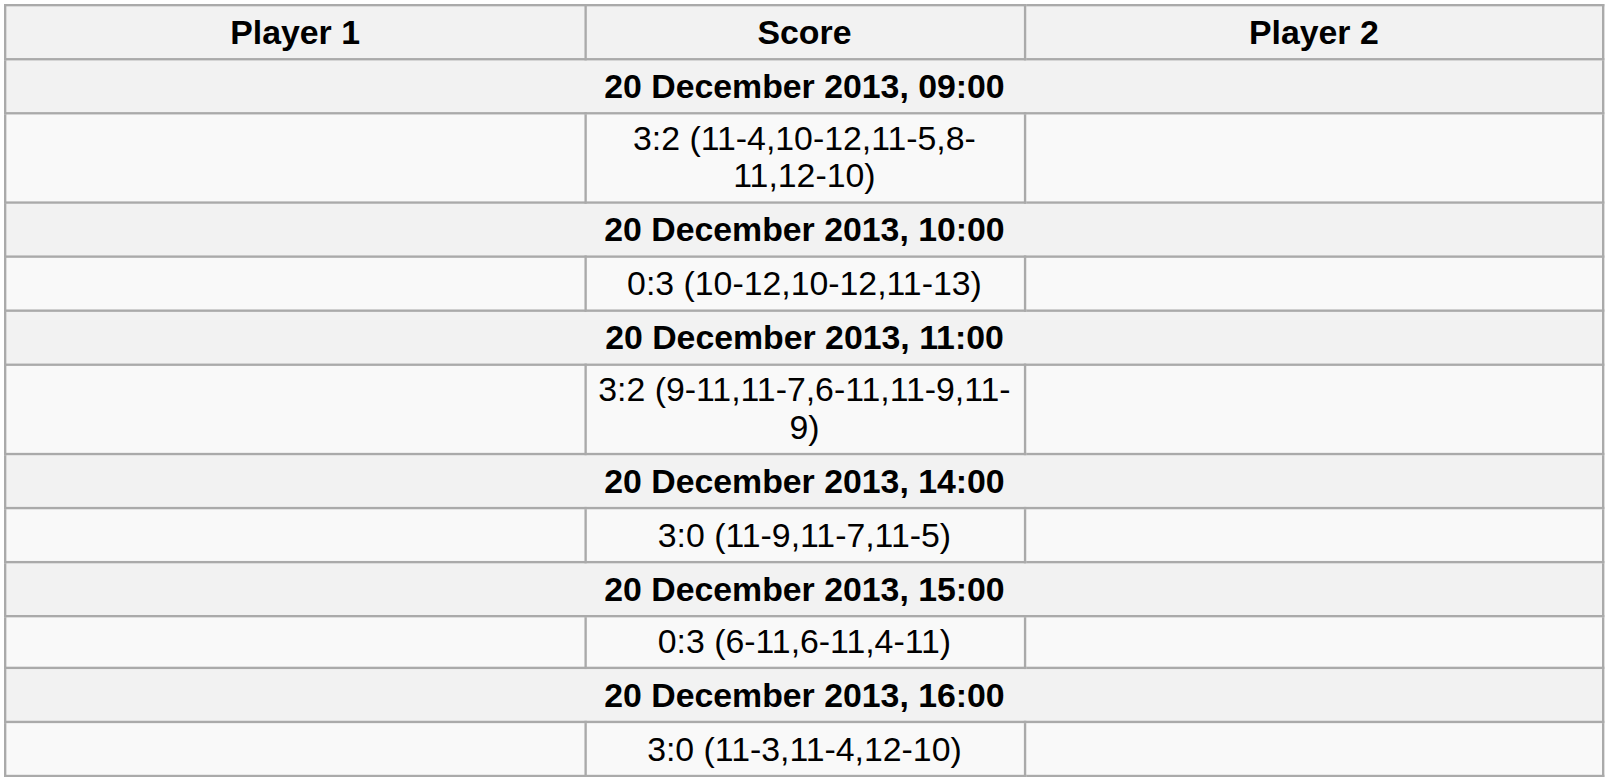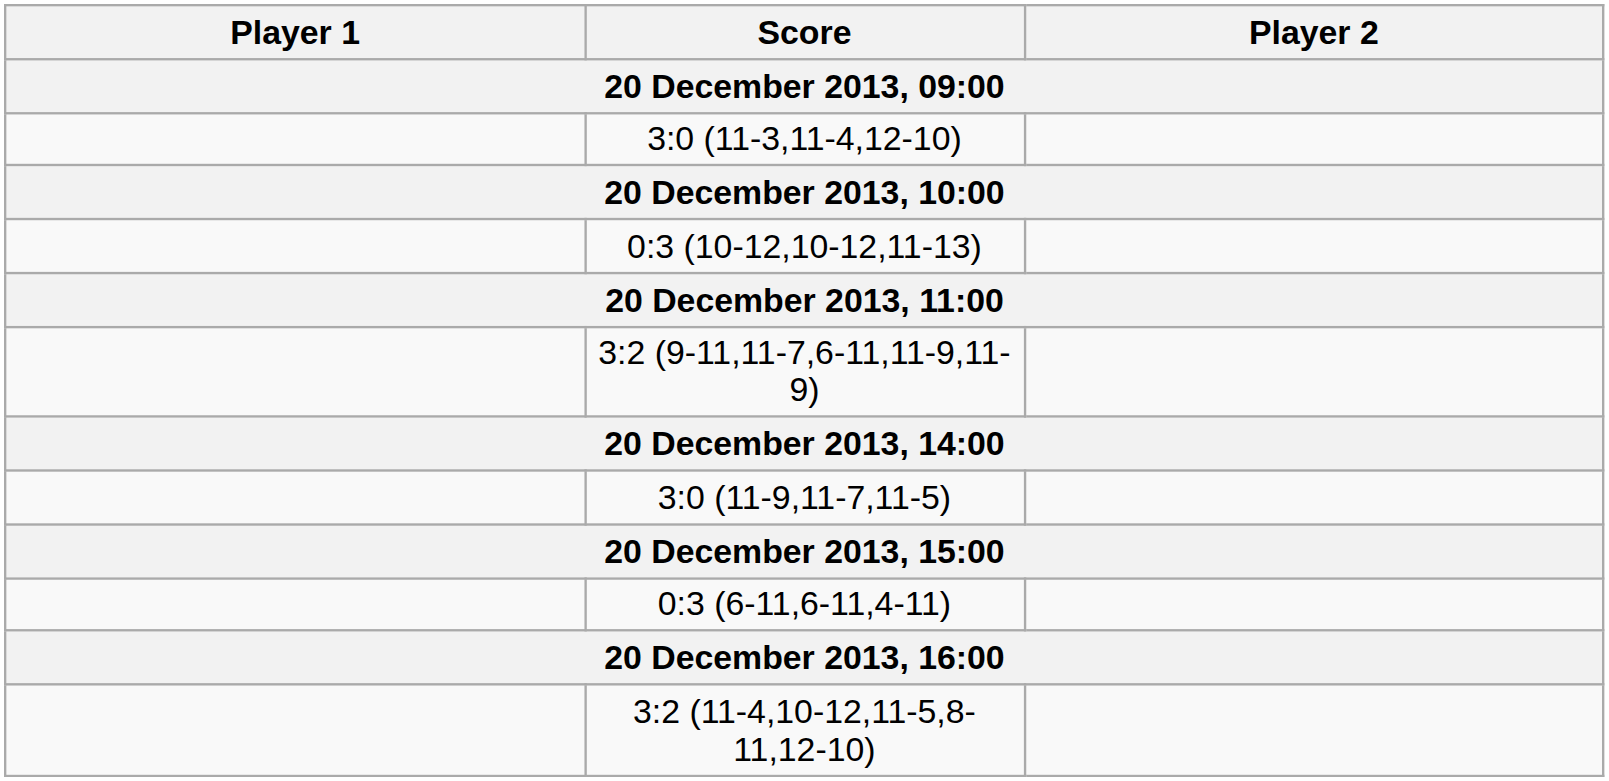rows swapped: (804, 749) <-> (804, 158)
